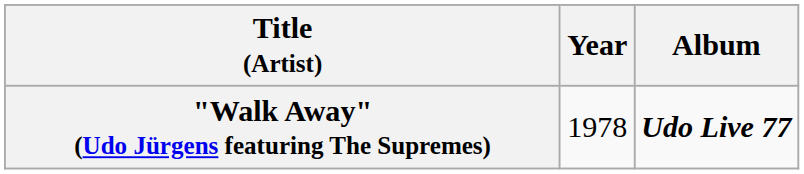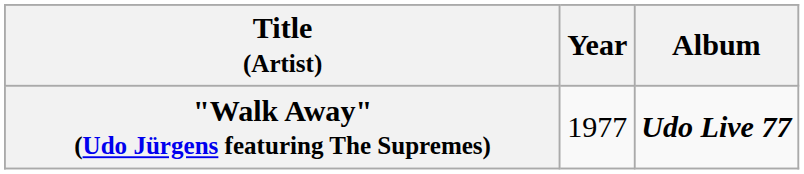(597, 126) 1978 -> (597, 126) 1977
